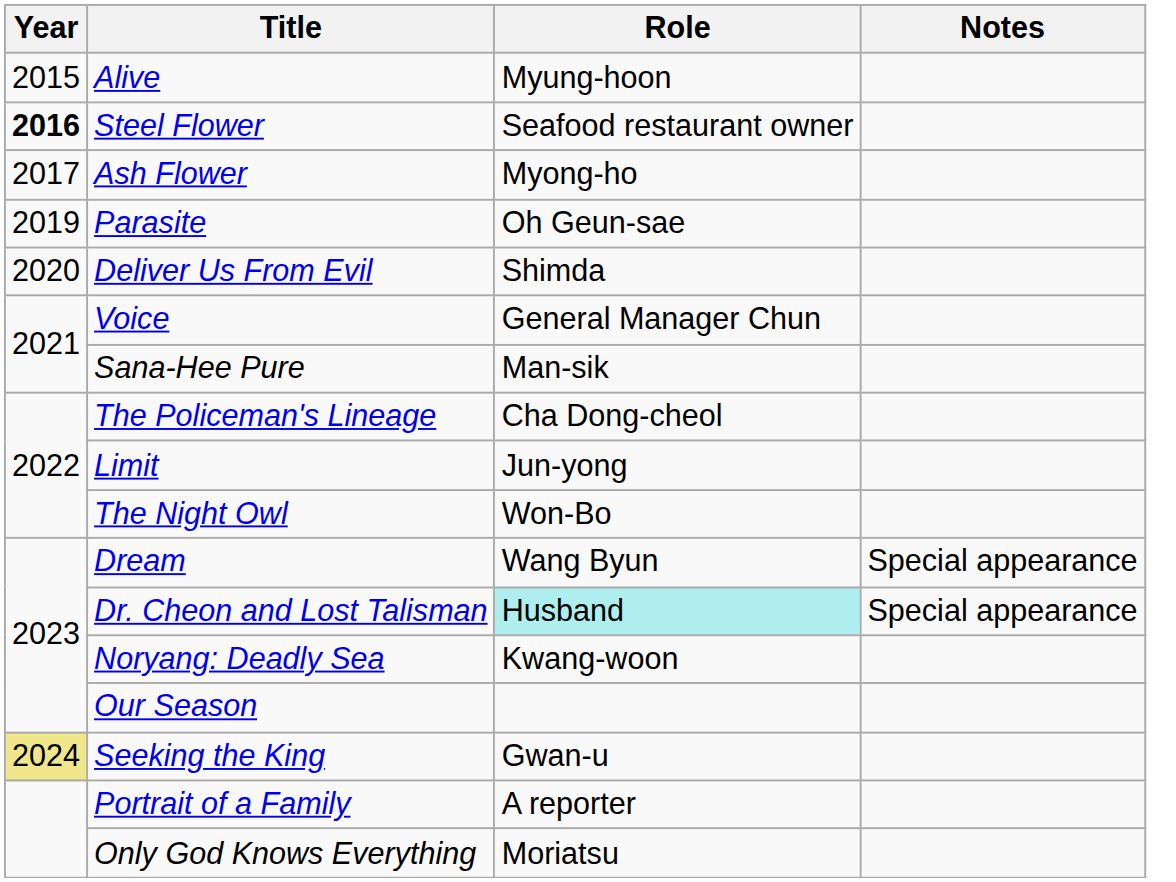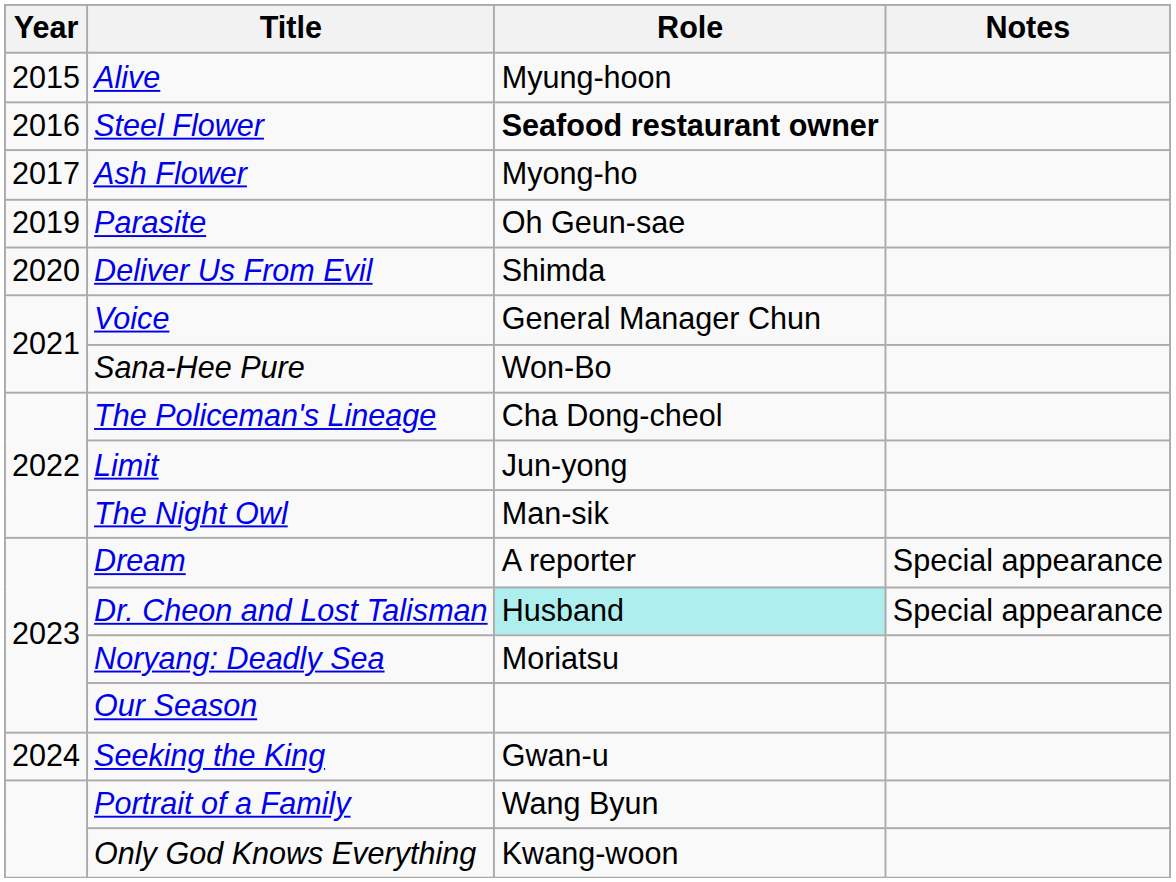(46, 125) bold -> (46, 125) normal
(678, 125) normal -> (690, 125) bold
(555, 367) Man-sik -> (557, 367) Won-Bo
(557, 513) Won-Bo -> (555, 513) Man-sik
(580, 561) Wang Byun -> (569, 561) A reporter
(590, 658) Kwang-woon -> (560, 658) Moriatsu
(46, 755) khaki background -> (46, 755) no background
(569, 804) A reporter -> (580, 804) Wang Byun
(560, 852) Moriatsu -> (590, 852) Kwang-woon
